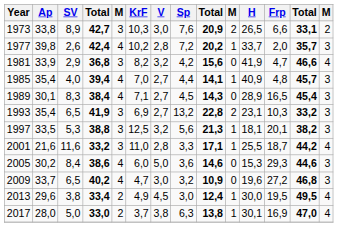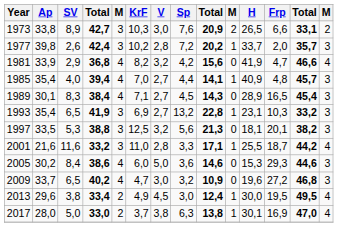(120, 46) 4 -> (120, 46) 3
(120, 63) 3 -> (120, 63) 4
(234, 113) 2 -> (234, 113) 1
(234, 130) 1 -> (234, 130) 0
